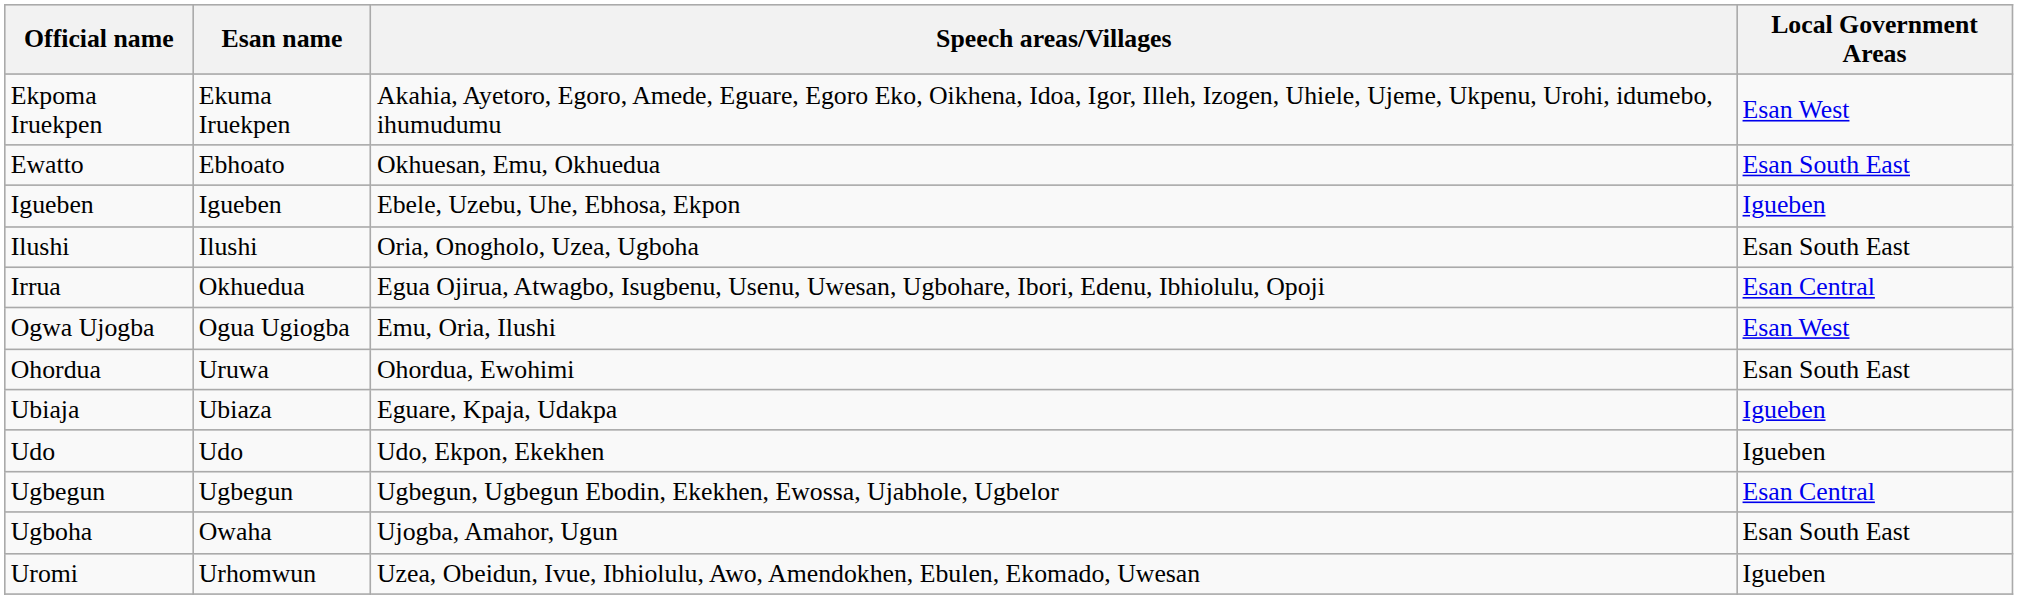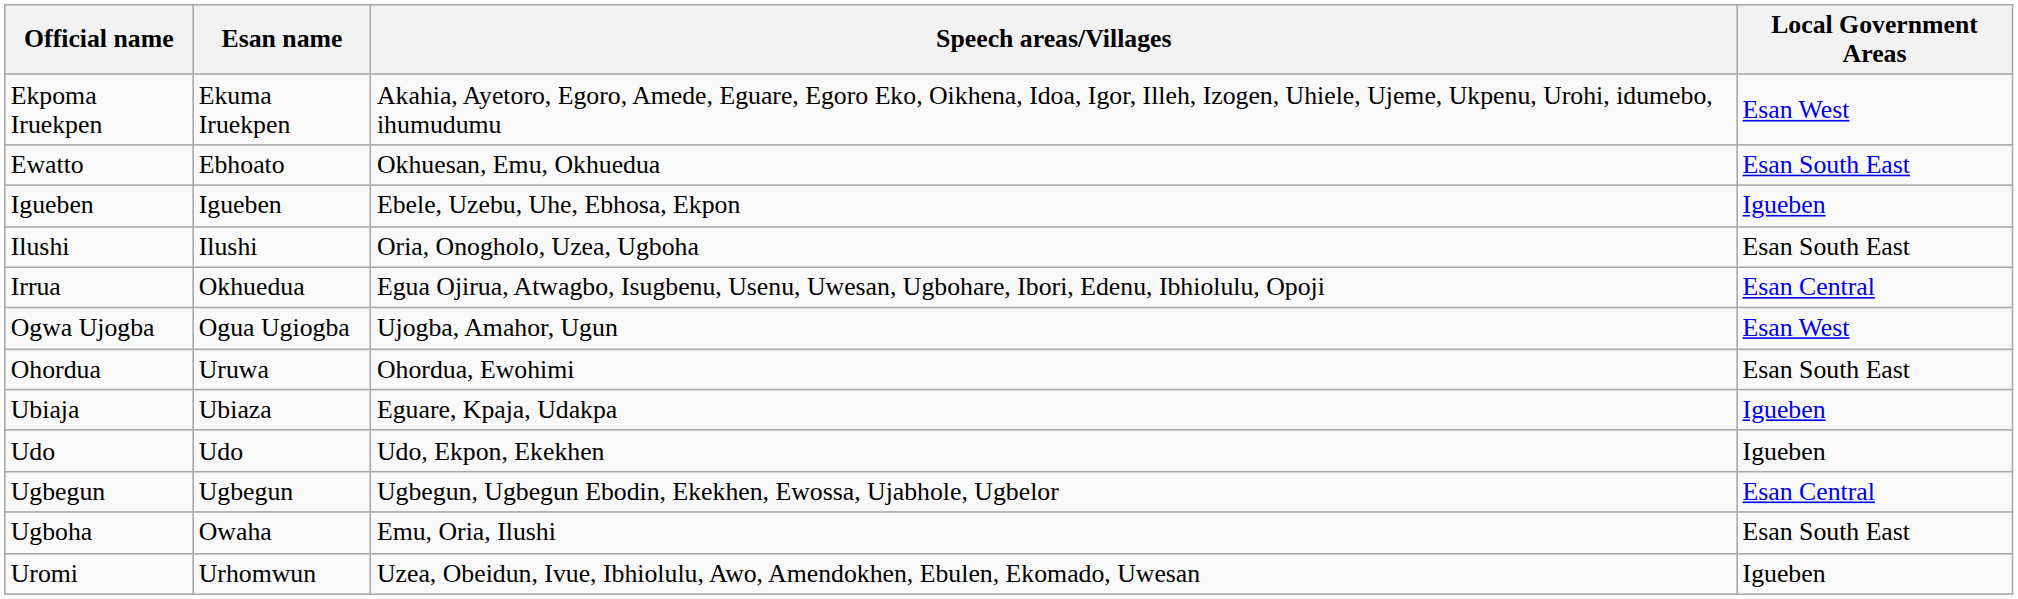(466, 328) Emu, Oria, Ilushi -> (497, 328) Ujogba, Amahor, Ugun
(497, 532) Ujogba, Amahor, Ugun -> (466, 532) Emu, Oria, Ilushi
